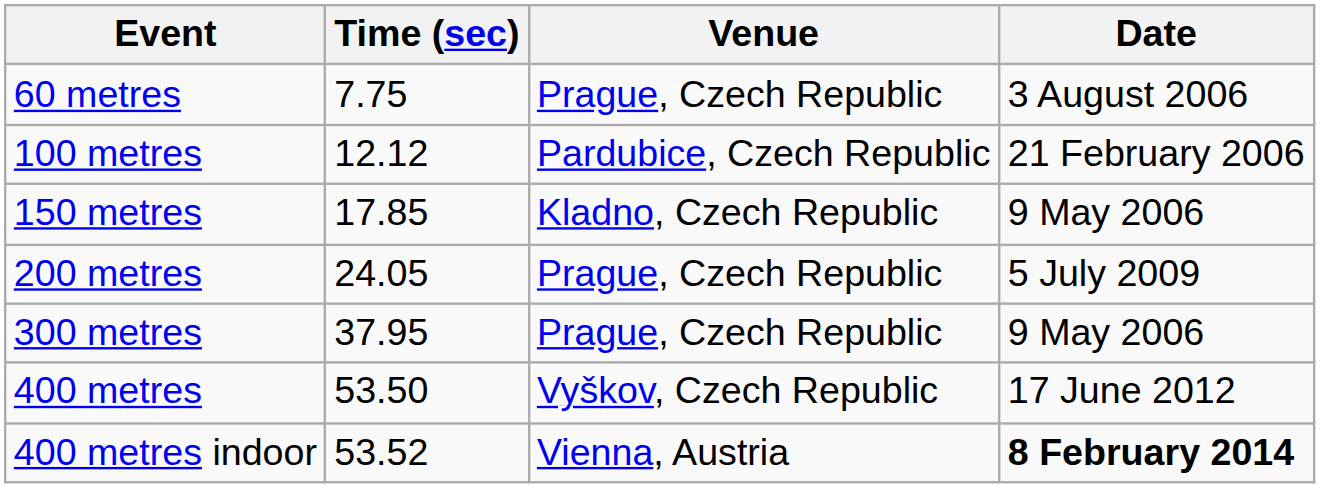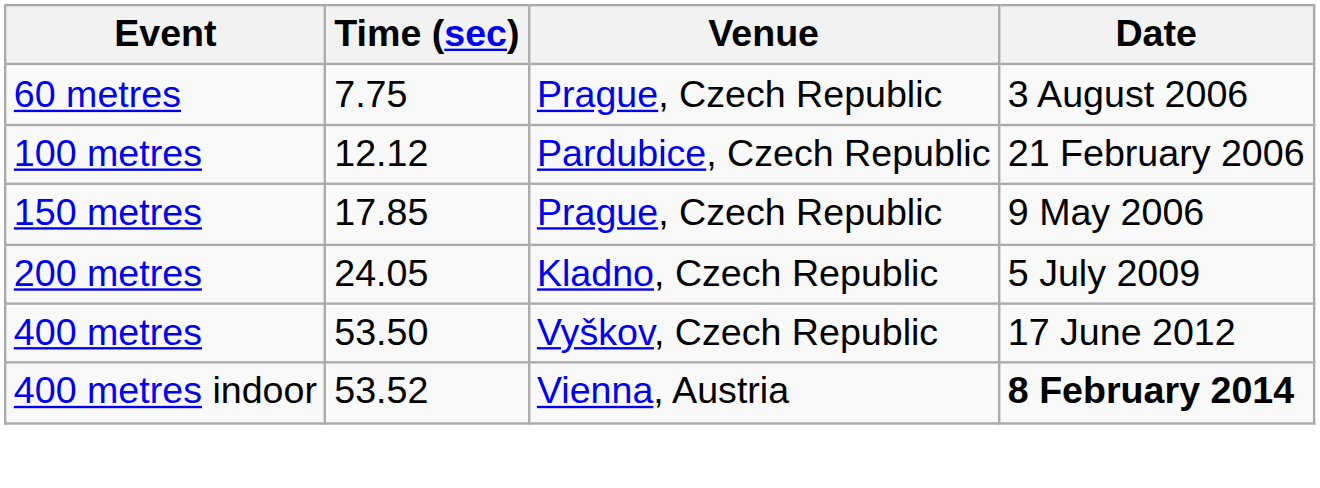(738, 213) Kladno, Czech Republic -> (740, 213) Prague, Czech Republic
(740, 272) Prague, Czech Republic -> (738, 272) Kladno, Czech Republic
- row: (108, 332)
